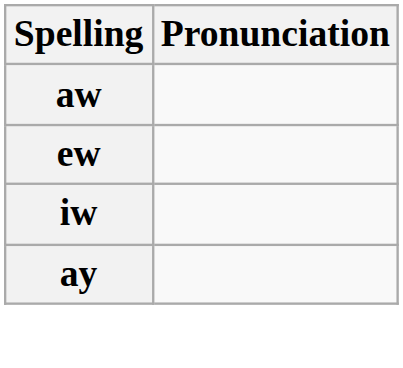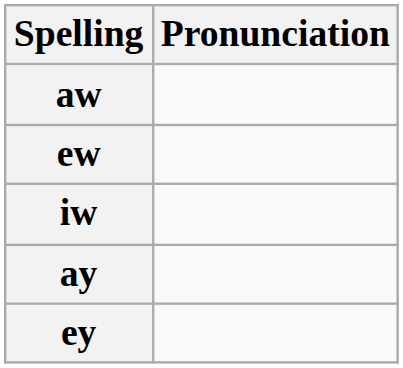+ row: (79, 332)
